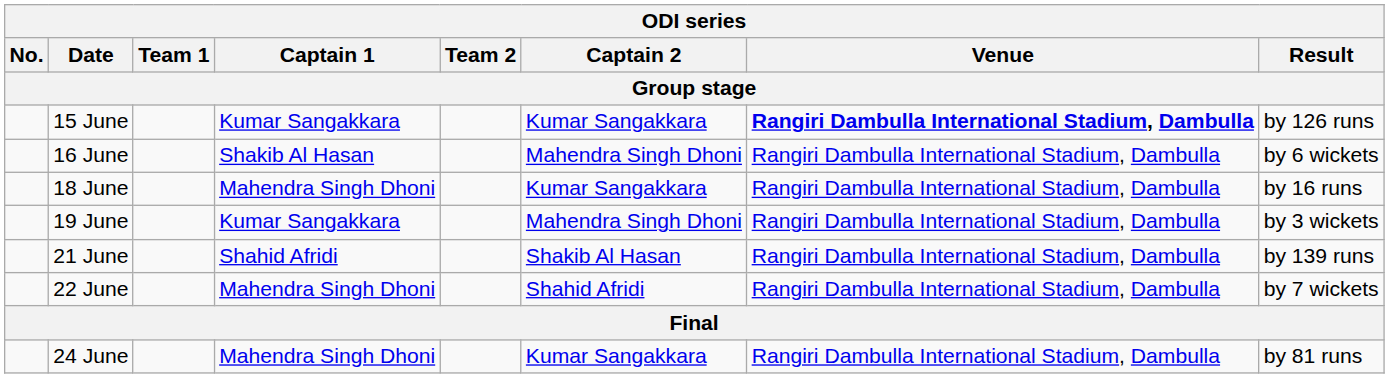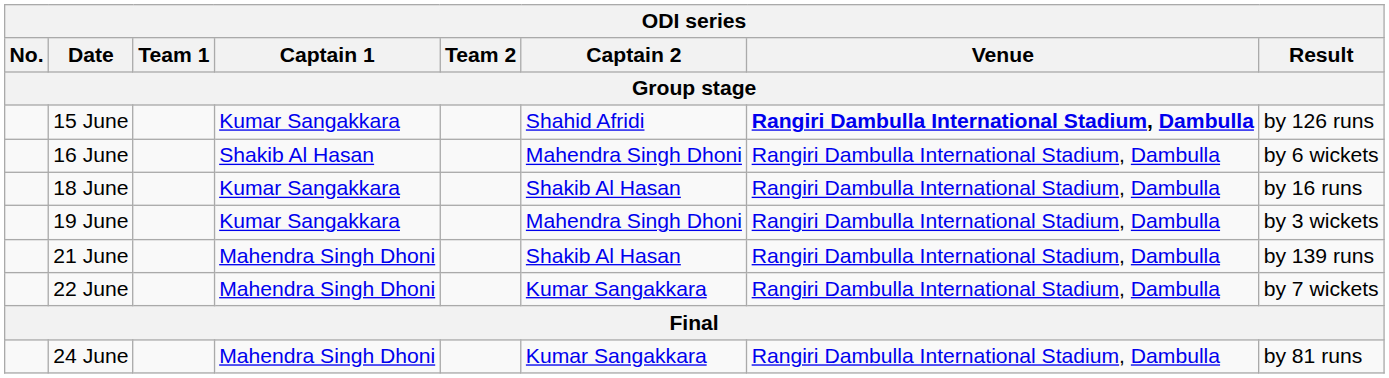(616, 121) Kumar Sangakkara -> (585, 121) Shahid Afridi
(327, 188) Mahendra Singh Dhoni -> (310, 188) Kumar Sangakkara
(616, 188) Kumar Sangakkara -> (603, 188) Shakib Al Hasan
(278, 255) Shahid Afridi -> (327, 255) Mahendra Singh Dhoni
(585, 289) Shahid Afridi -> (616, 289) Kumar Sangakkara
